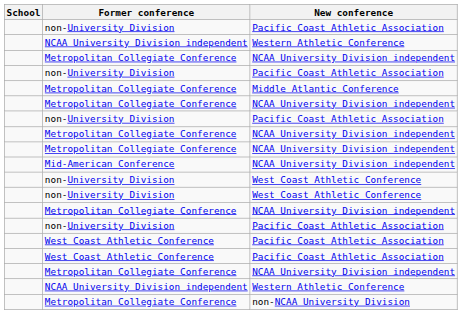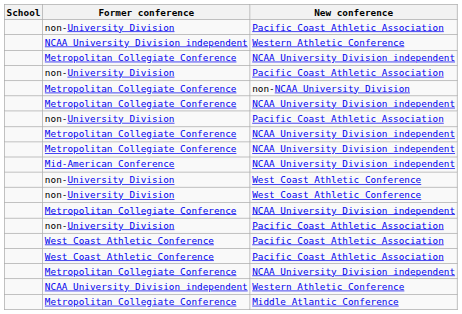rows swapped: (141, 88) <-> (141, 302)
